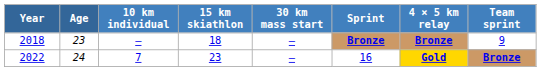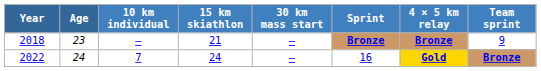(215, 42) 18 -> (215, 42) 21
(215, 58) 23 -> (215, 58) 24
